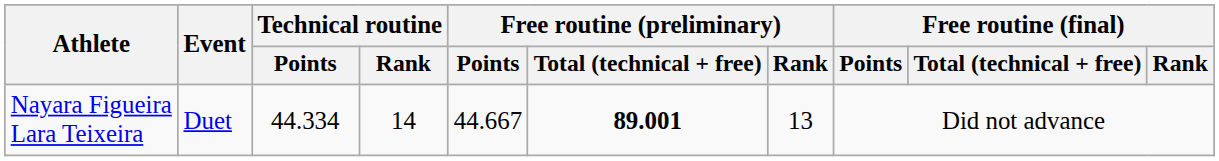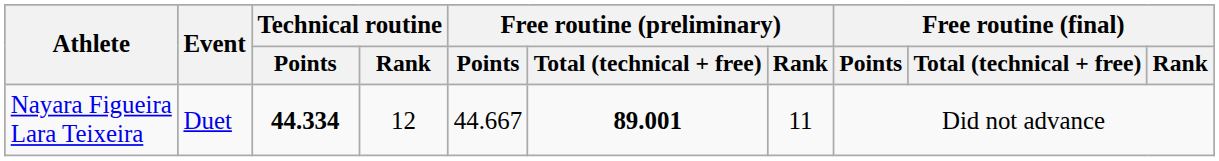(305, 120) normal -> (305, 120) bold
(403, 120) 14 -> (403, 120) 12
(800, 120) 13 -> (800, 120) 11
